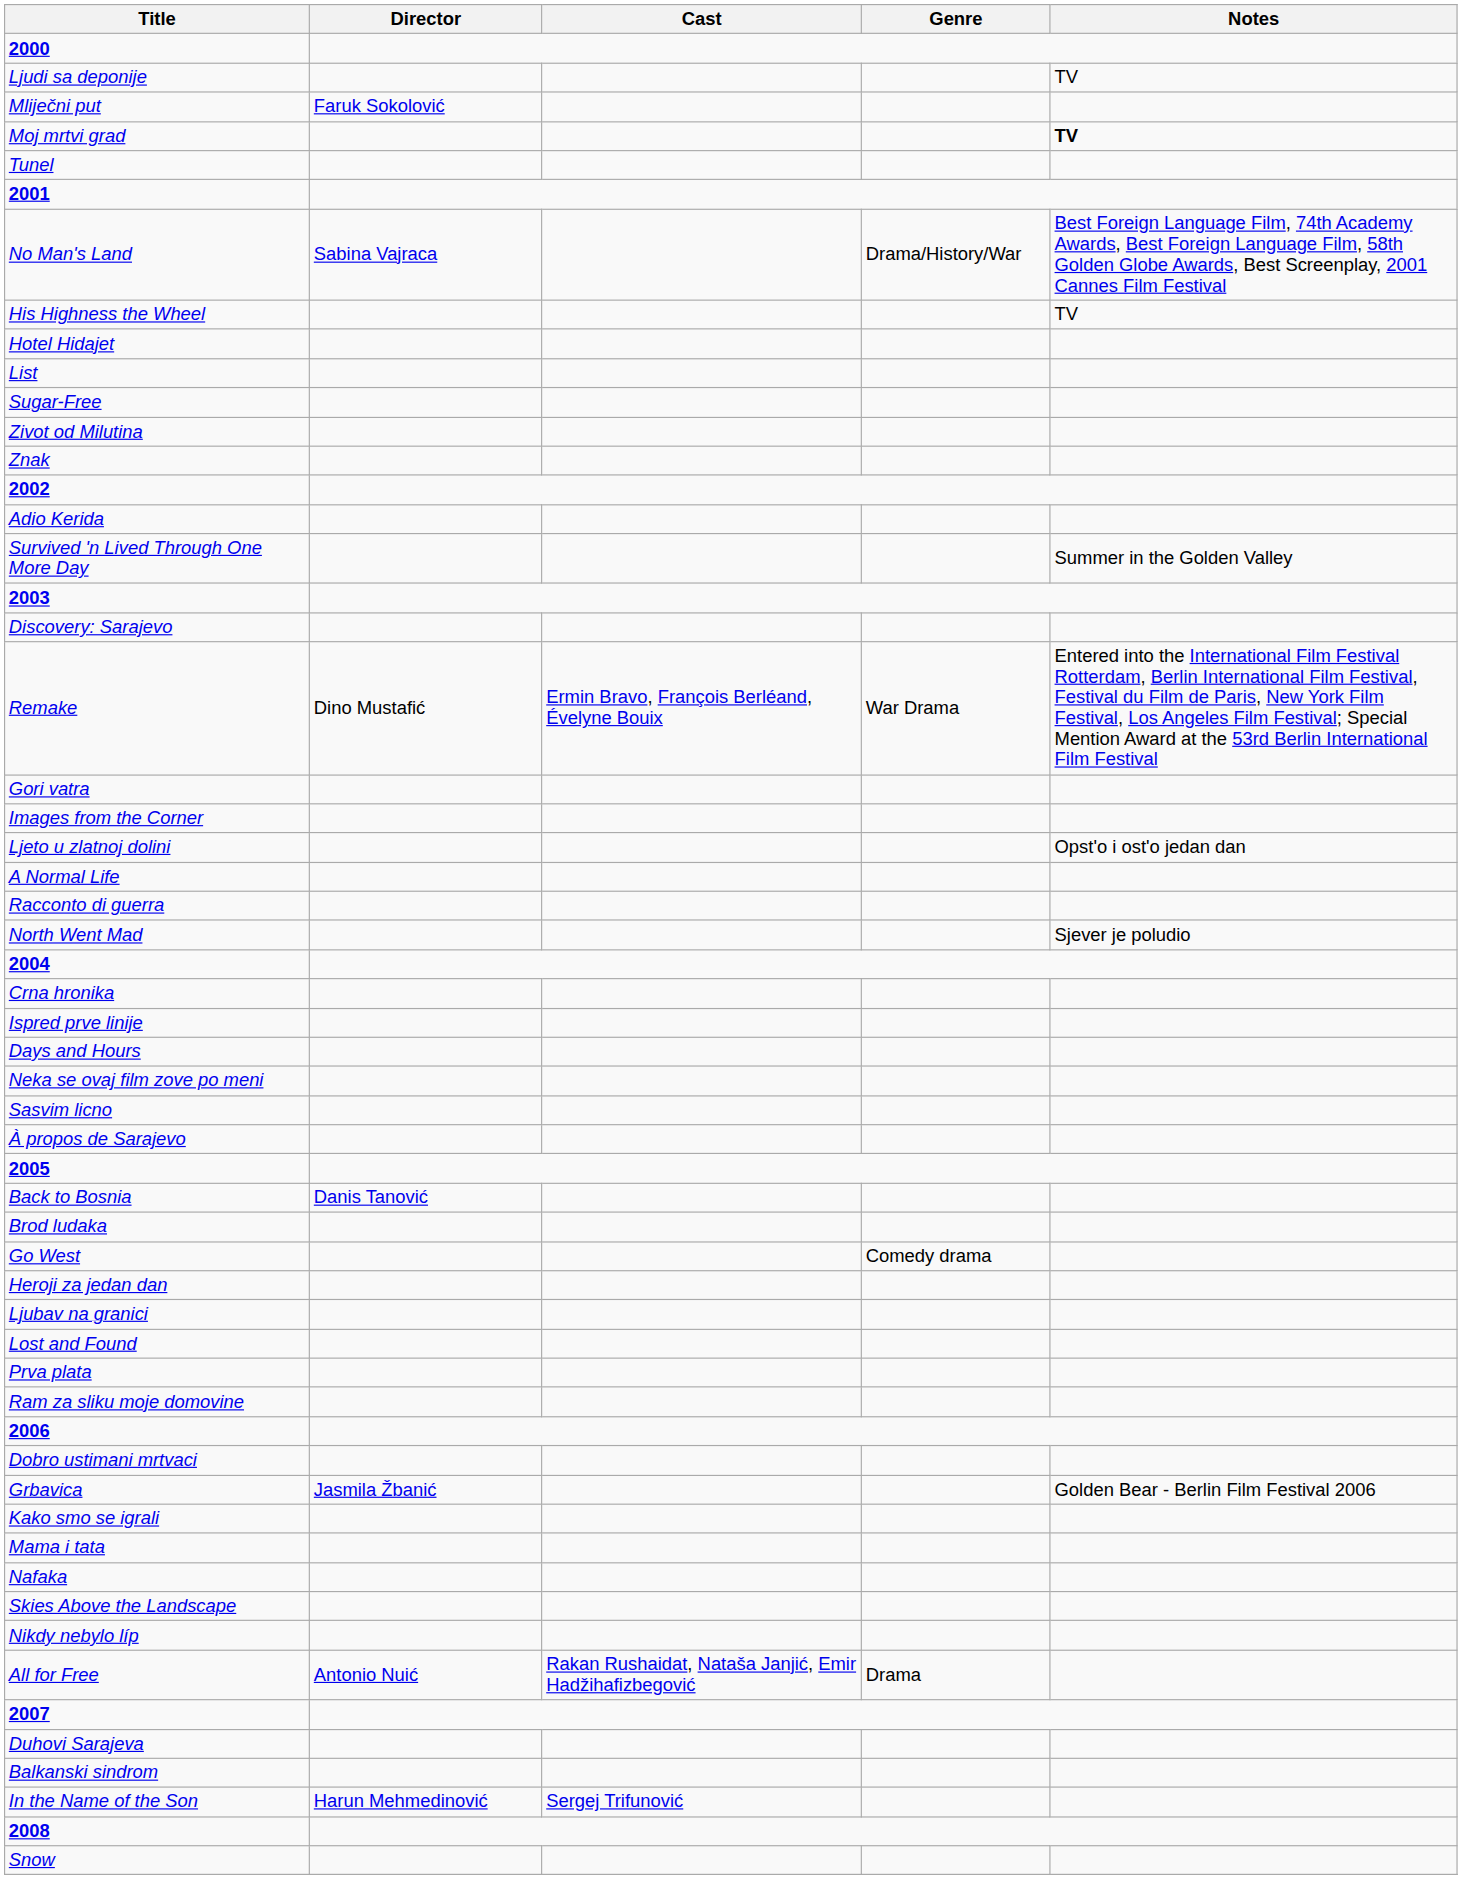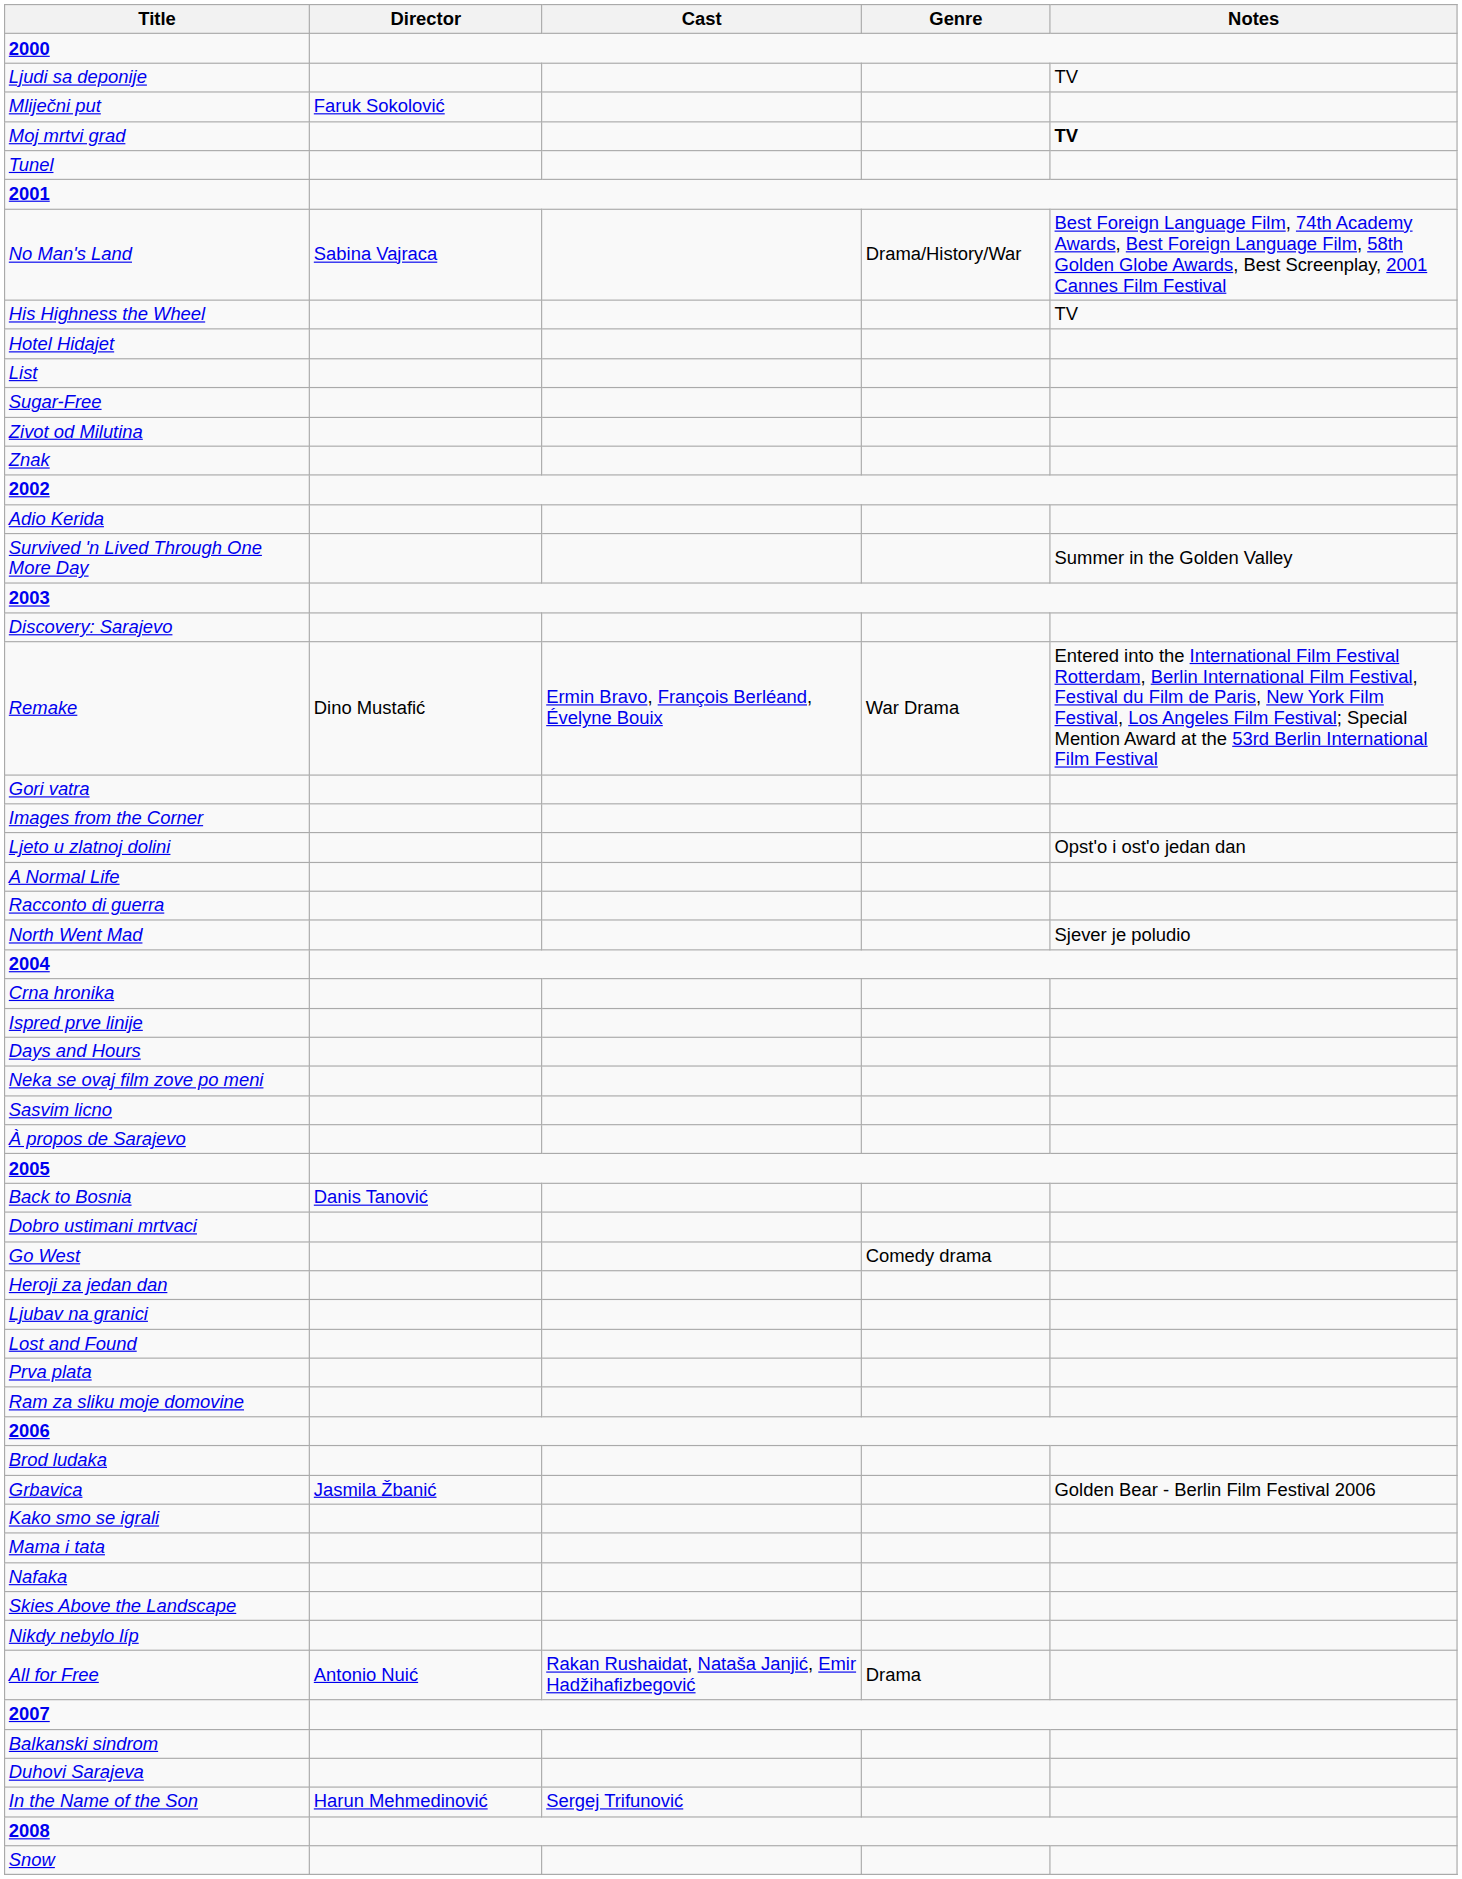rows swapped: (103, 1460) <-> (58, 1226)
rows swapped: (76, 1743) <-> (83, 1772)
